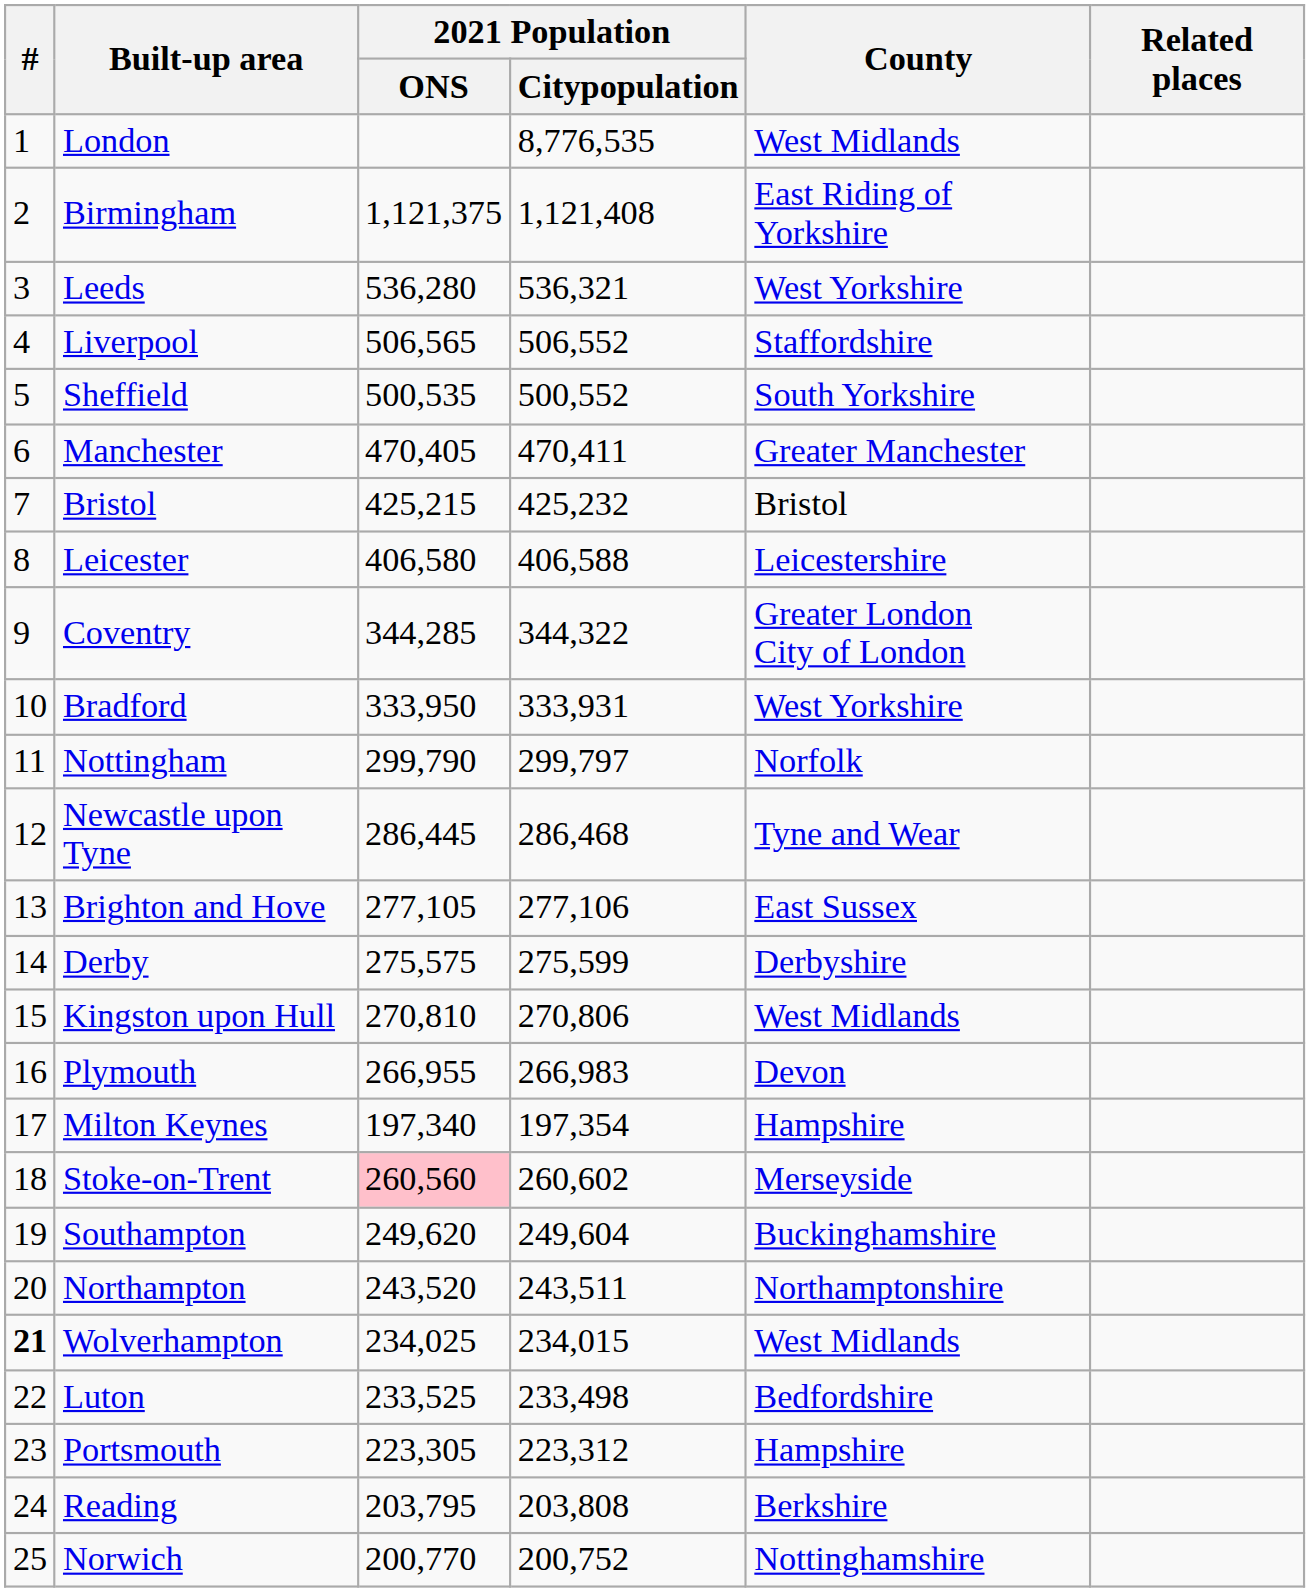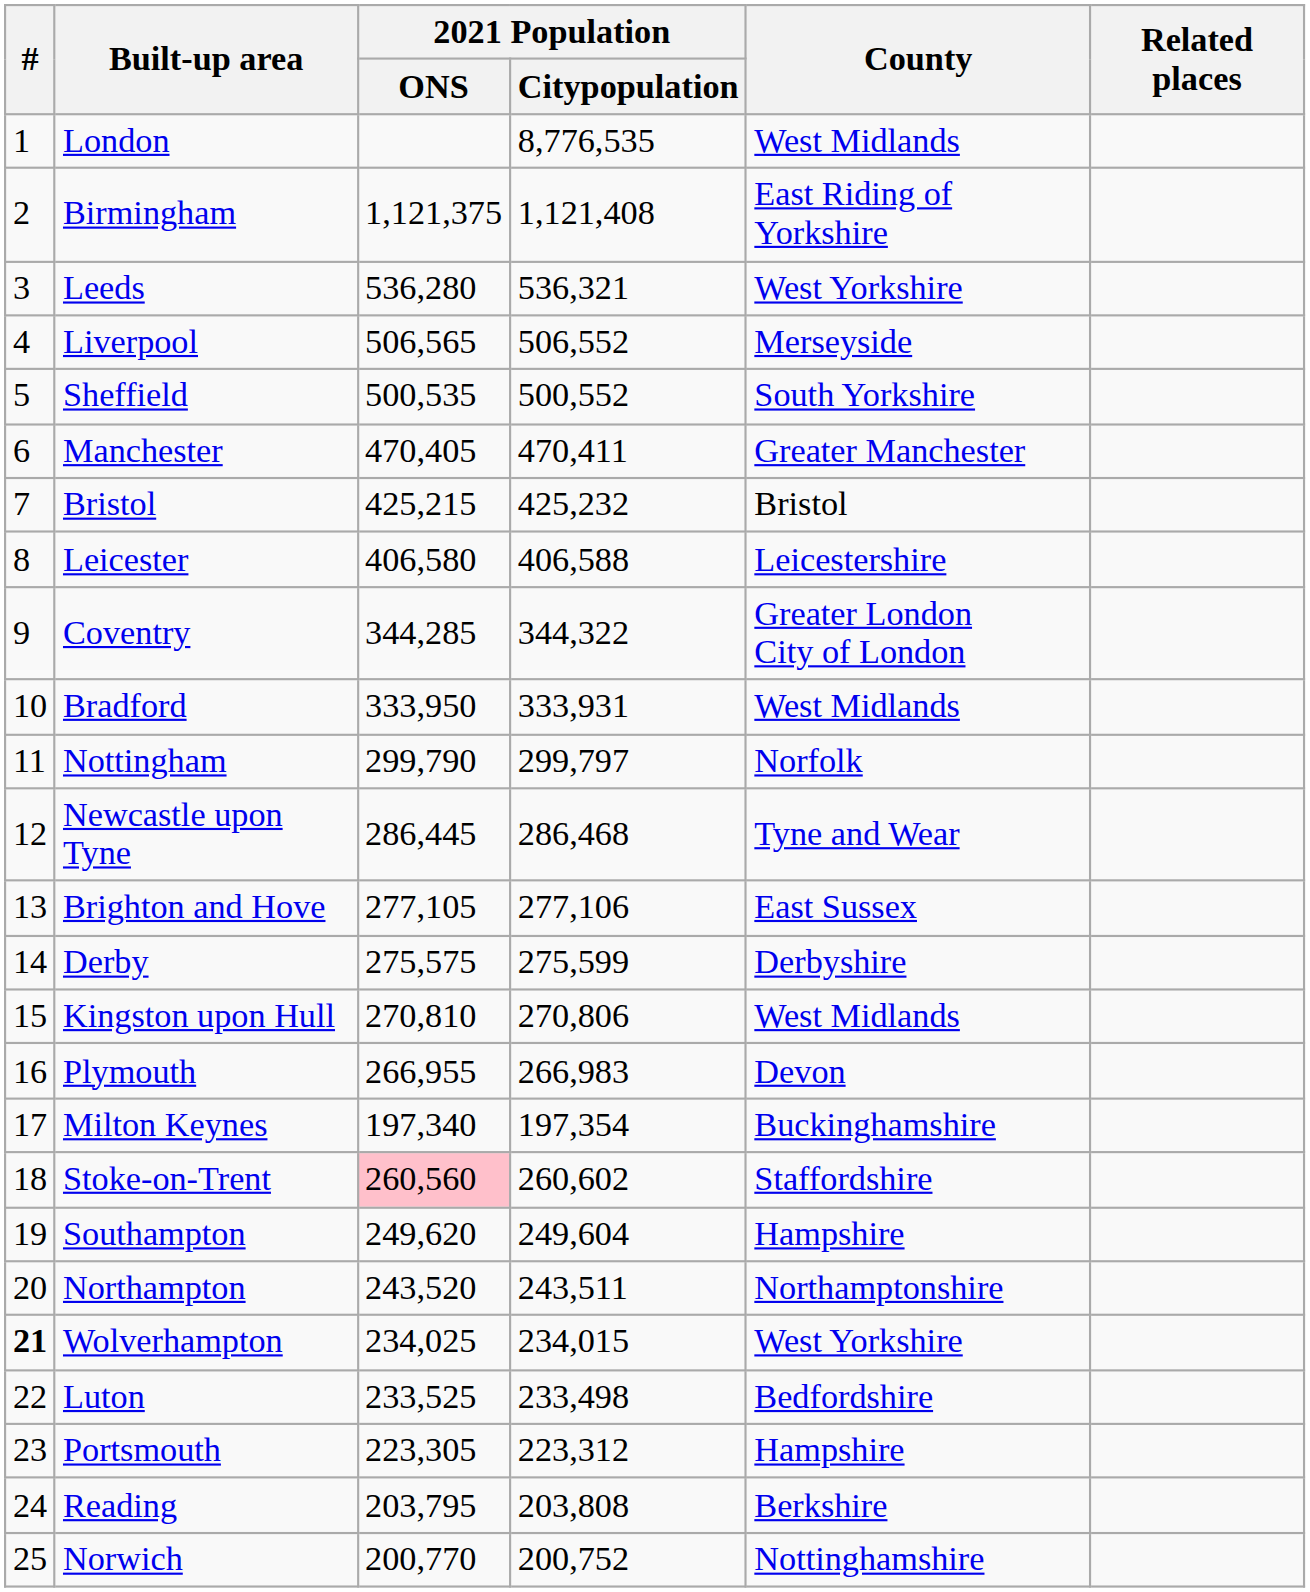(843, 341) Staffordshire -> (833, 341) Merseyside
(859, 706) West Yorkshire -> (857, 706) West Midlands
(829, 1124) Hampshire -> (875, 1124) Buckinghamshire
(833, 1178) Merseyside -> (843, 1178) Staffordshire
(875, 1233) Buckinghamshire -> (829, 1233) Hampshire
(857, 1341) West Midlands -> (859, 1341) West Yorkshire
